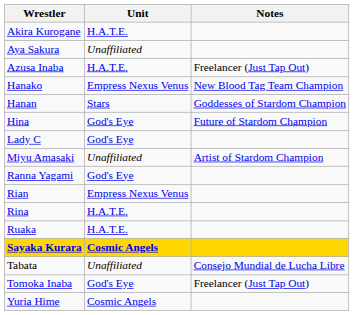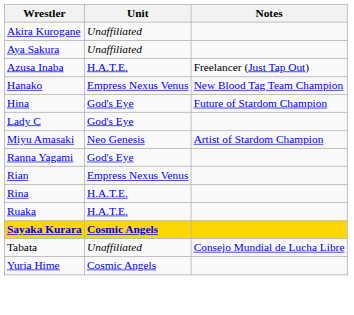(107, 31) H.A.T.E. -> (114, 31) Unaffiliated
- row: (22, 103)
(114, 157) Unaffiliated -> (116, 139) Neo Genesis
- row: (40, 283)
